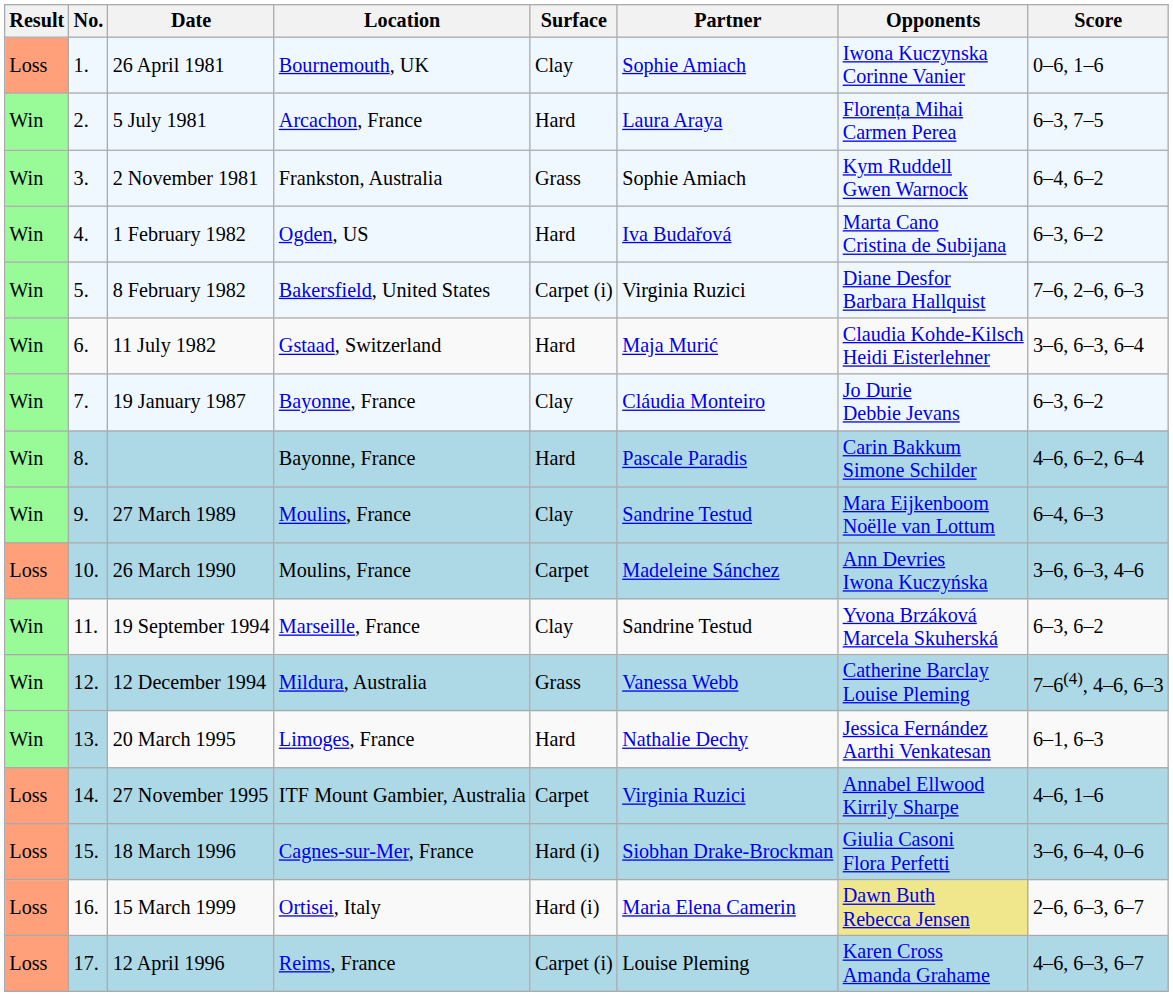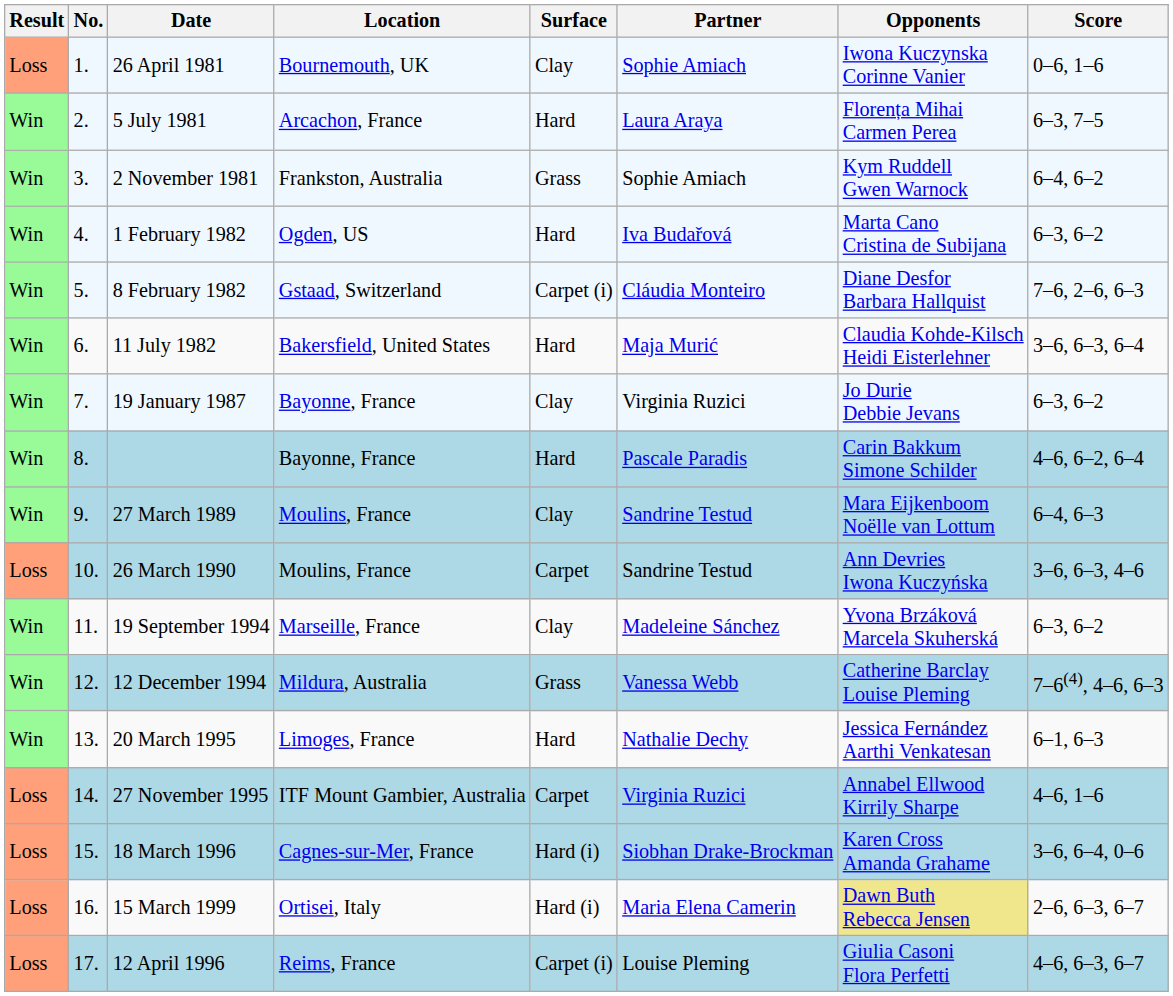(384, 289) Bakersfield, United States -> (360, 289) Gstaad, Switzerland
(684, 289) Virginia Ruzici -> (694, 289) Cláudia Monteiro
(360, 345) Gstaad, Switzerland -> (384, 345) Bakersfield, United States
(694, 401) Cláudia Monteiro -> (684, 401) Virginia Ruzici
(701, 570) Madeleine Sánchez -> (687, 570) Sandrine Testud
(687, 626) Sandrine Testud -> (701, 626) Madeleine Sánchez
(86, 738) lightblue background -> (86, 738) no background
(898, 850) Giulia Casoni Flora Perfetti -> (916, 850) Karen Cross Amanda Grahame
(916, 963) Karen Cross Amanda Grahame -> (898, 963) Giulia Casoni Flora Perfetti
